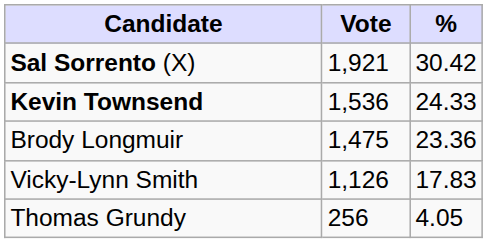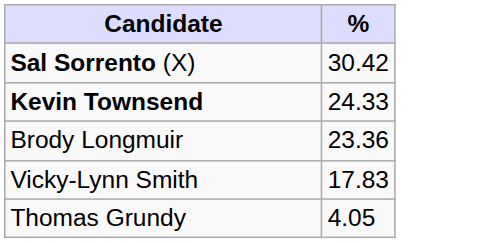- column: (366, 23)
